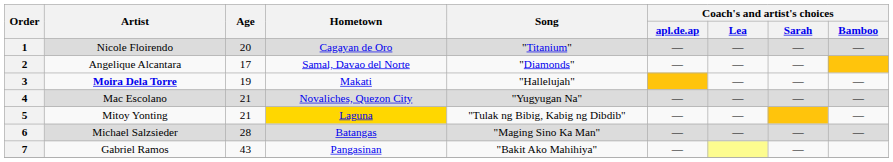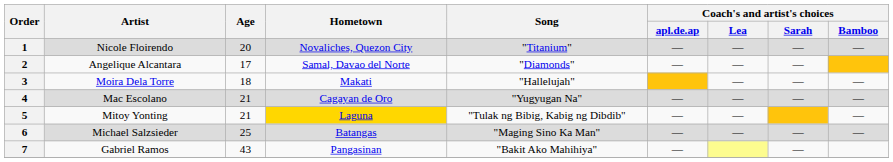(356, 47) Cagayan de Oro -> (356, 47) Novaliches, Quezon City
(135, 81) bold -> (135, 81) normal
(245, 81) 19 -> (245, 81) 18
(356, 98) Novaliches, Quezon City -> (356, 98) Cagayan de Oro
(245, 132) 28 -> (245, 132) 25
